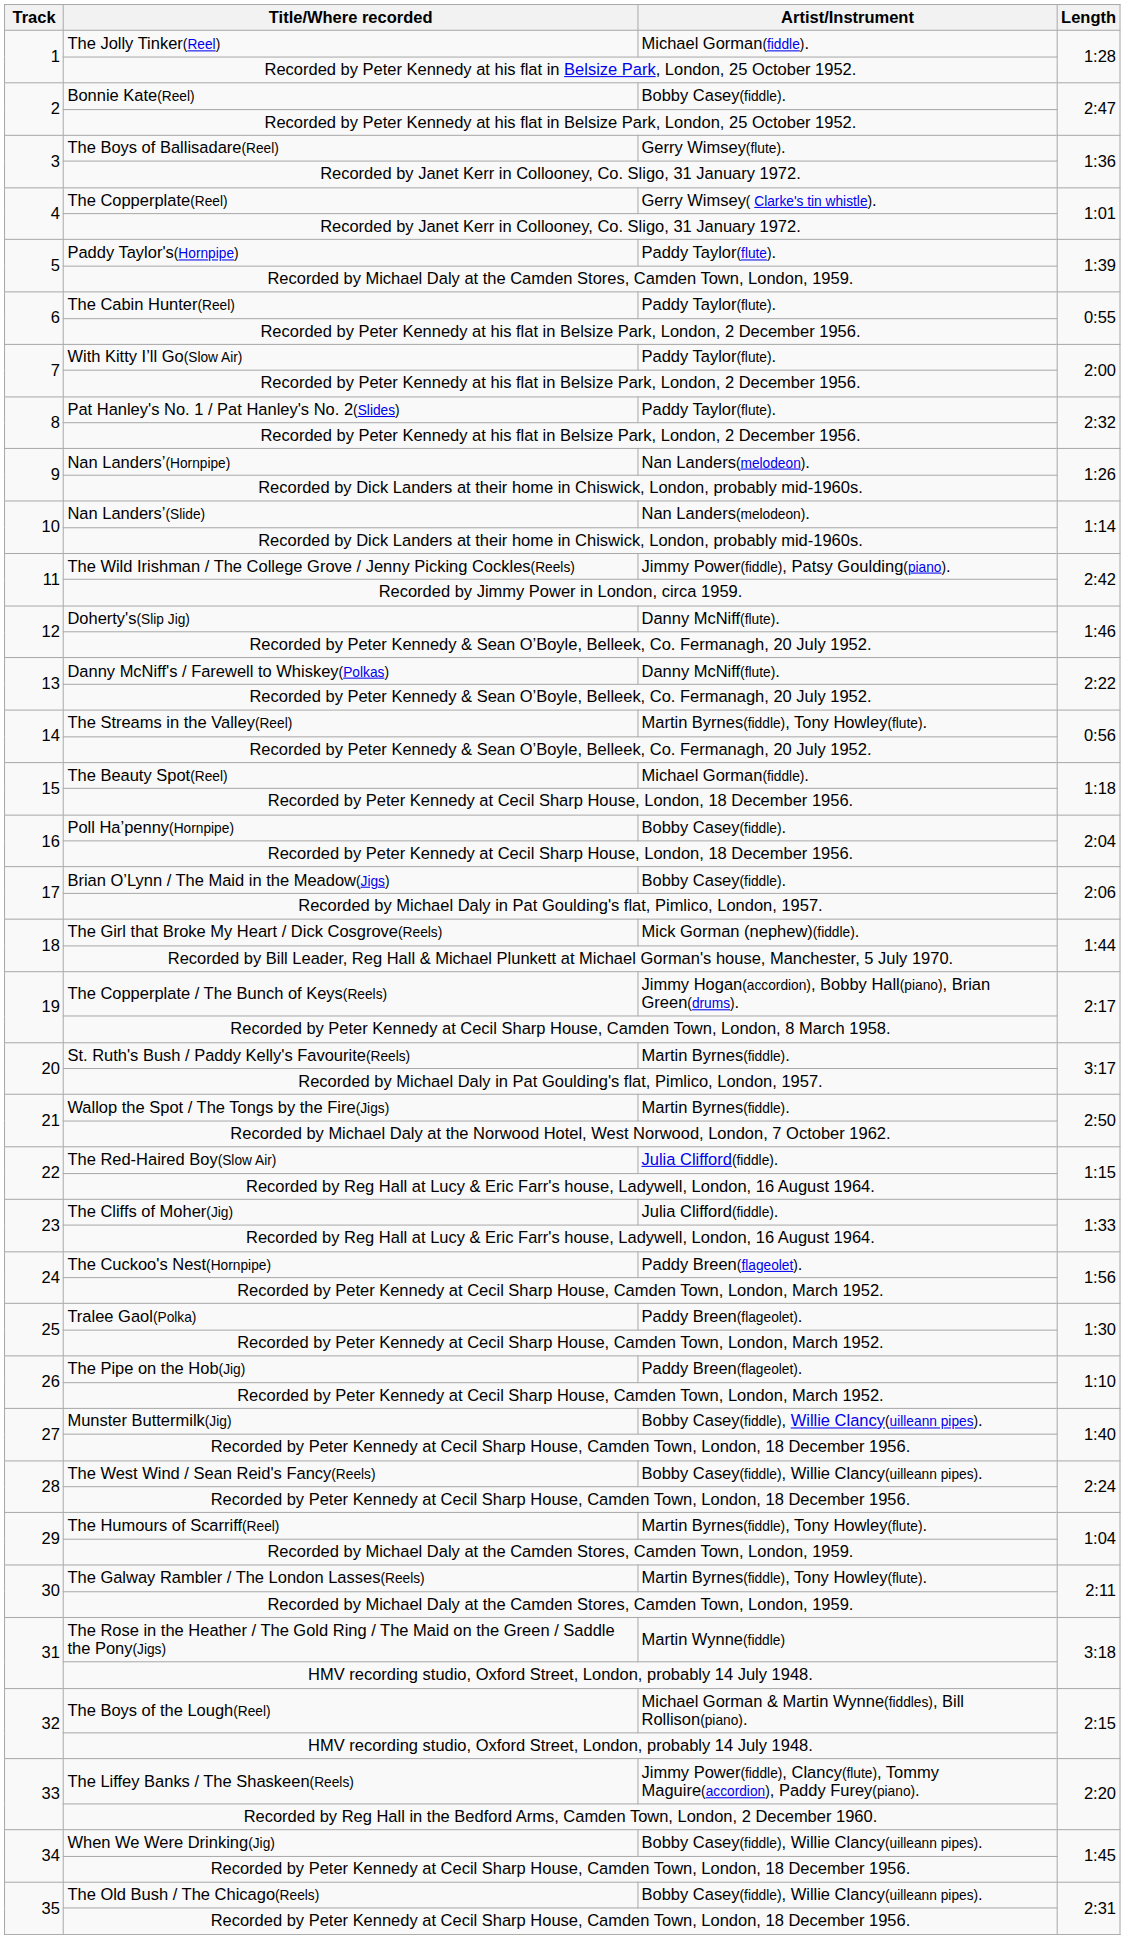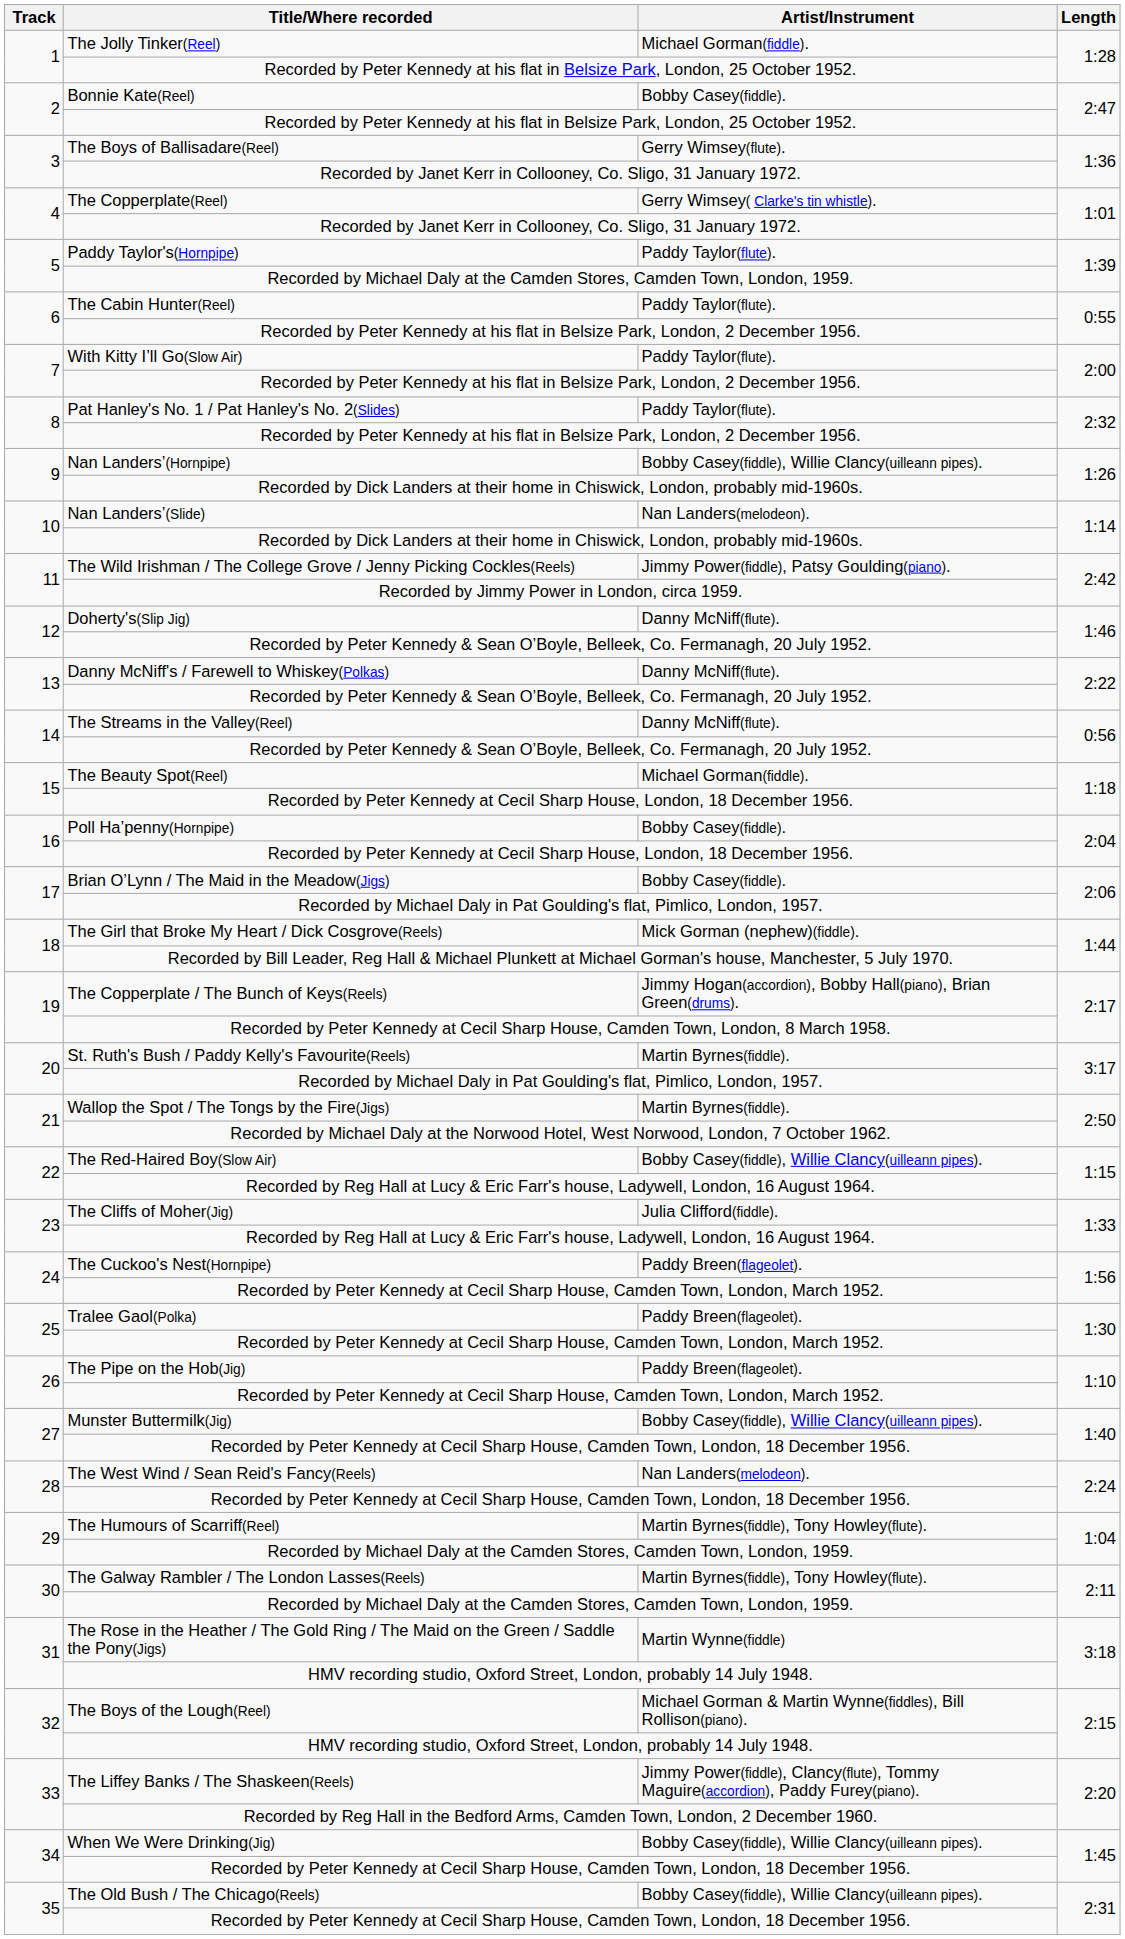(726, 461) Nan Landers(melodeon). -> (812, 461) Bobby Casey(fiddle), Willie Clancy(uilleann pipes).
(784, 723) Martin Byrnes(fiddle), Tony Howley(flute). -> (711, 723) Danny McNiff(flute).
(710, 1159) Julia Clifford(fiddle). -> (812, 1159) Bobby Casey(fiddle), Willie Clancy(uilleann pipes).
(812, 1473) Bobby Casey(fiddle), Willie Clancy(uilleann pipes). -> (726, 1473) Nan Landers(melodeon).
